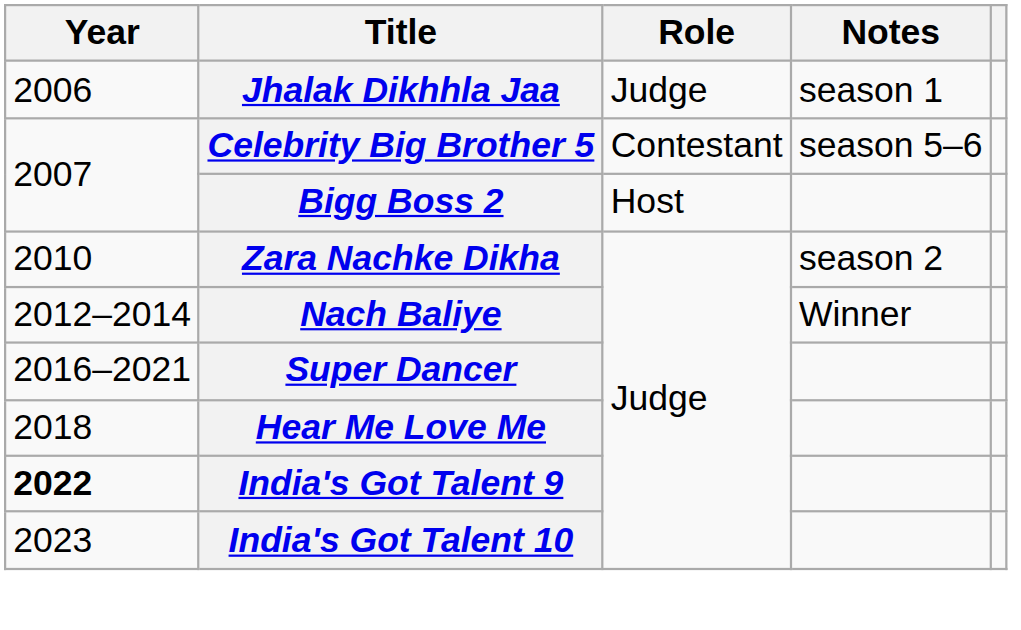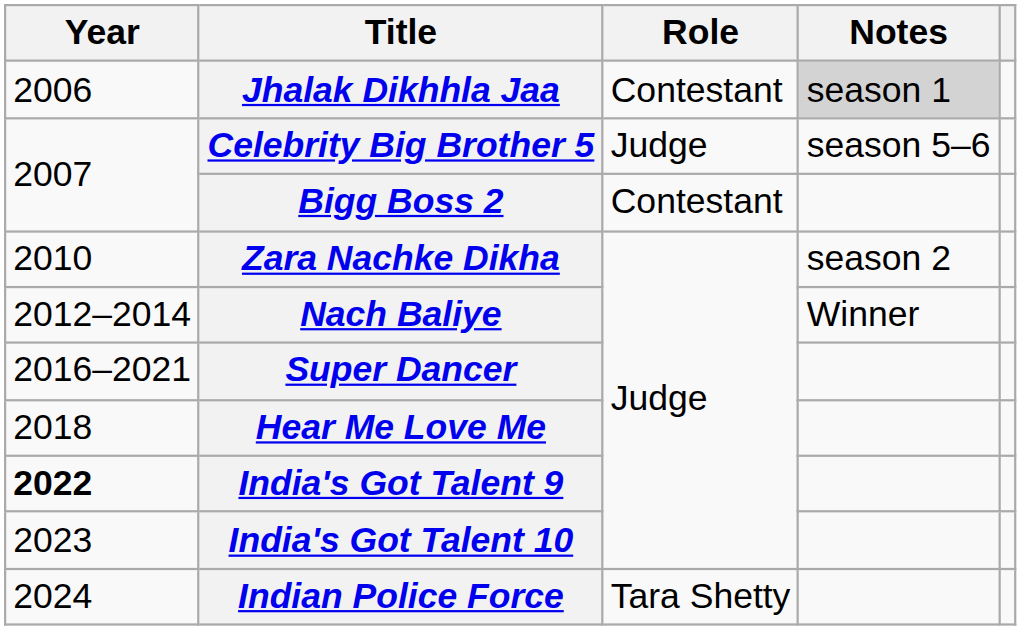(659, 88) Judge -> (697, 88) Contestant
(871, 88) no background -> (879, 88) lightgrey background
(697, 145) Contestant -> (659, 145) Judge
(647, 201) Host -> (697, 201) Contestant
+ row: (401, 595)
